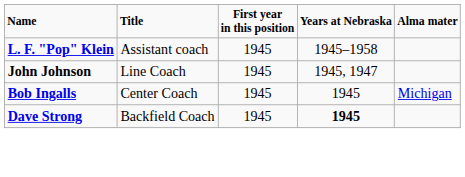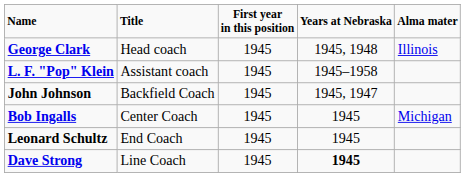+ row: (49, 49)
(153, 71) Line Coach -> (168, 94) Backfield Coach
+ row: (58, 138)
(168, 116) Backfield Coach -> (153, 161) Line Coach
